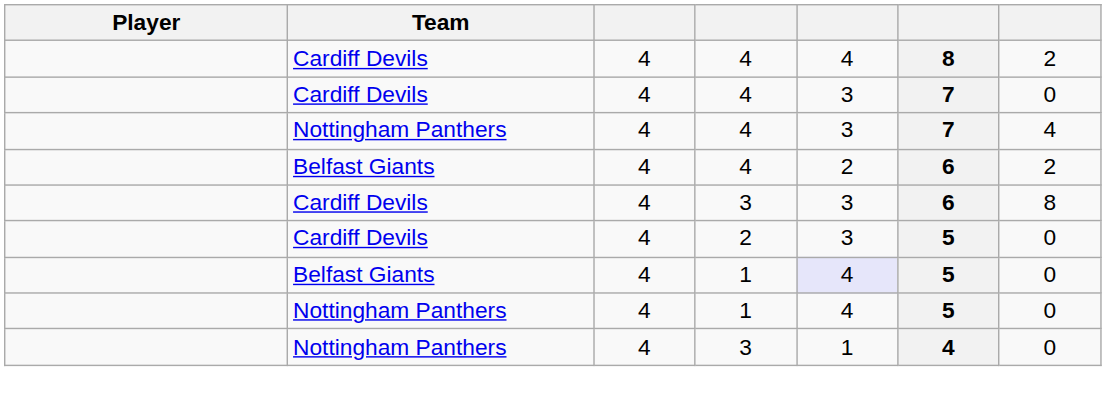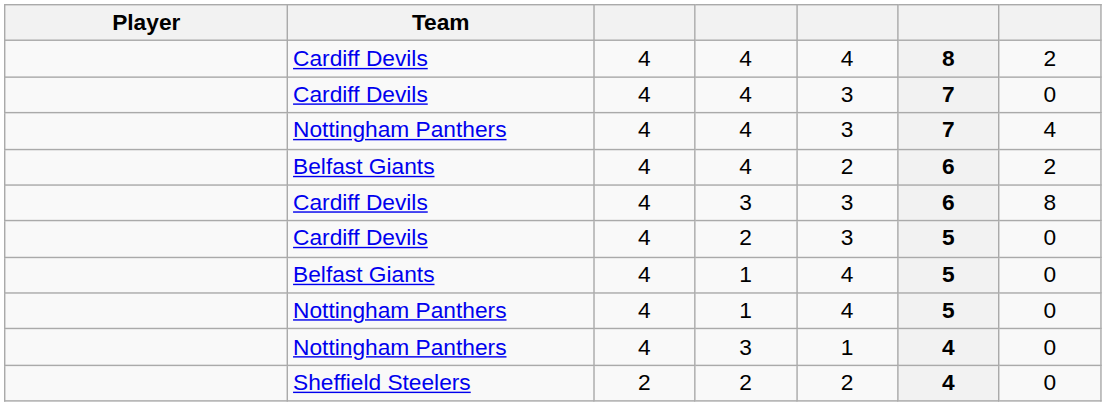(847, 274) lavender background -> (847, 274) no background
+ row: (382, 382)
